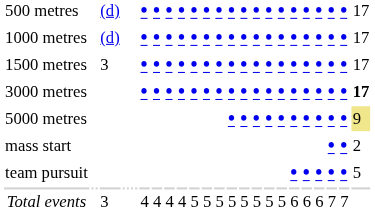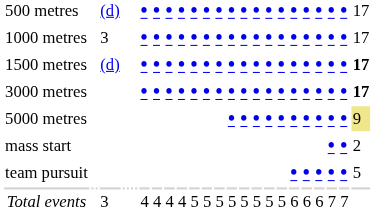(110, 37) (d) -> (104, 37) 3
(104, 64) 3 -> (110, 64) (d)
(361, 64) normal -> (361, 64) bold
